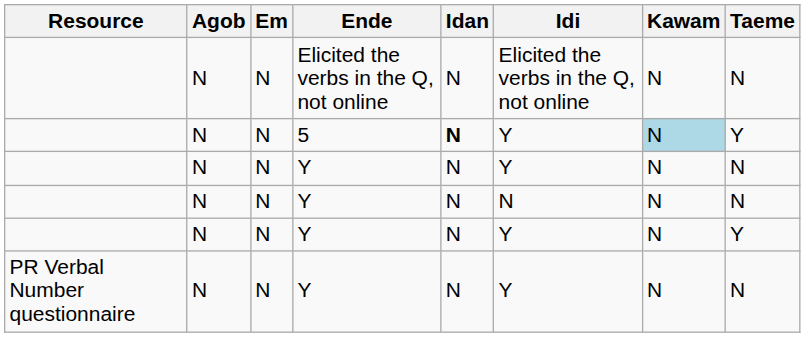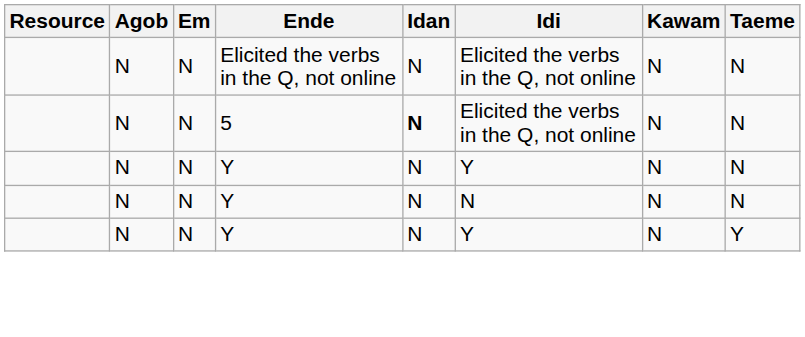(506, 134) Y -> (548, 122) Elicited the verbs in the Q, not online
(655, 134) lightblue background -> (655, 122) no background
(737, 134) Y -> (738, 122) N
- row: (72, 291)
